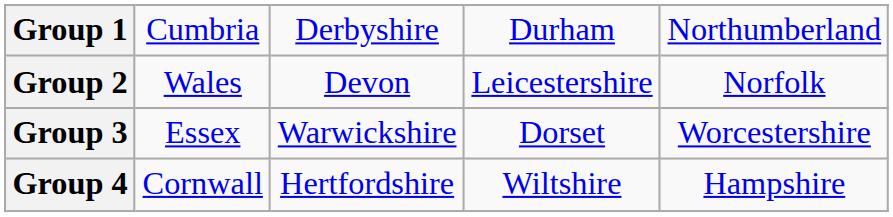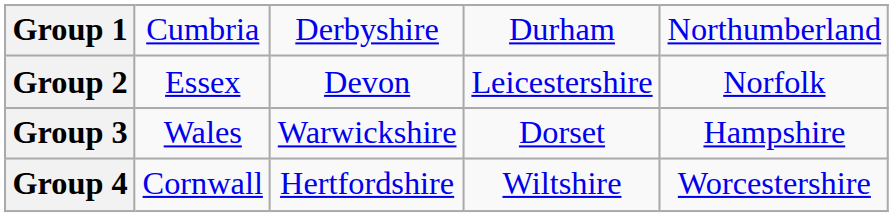(203, 81) Wales -> (203, 81) Essex
(203, 132) Essex -> (203, 132) Wales
(774, 132) Worcestershire -> (774, 132) Hampshire
(774, 183) Hampshire -> (774, 183) Worcestershire
